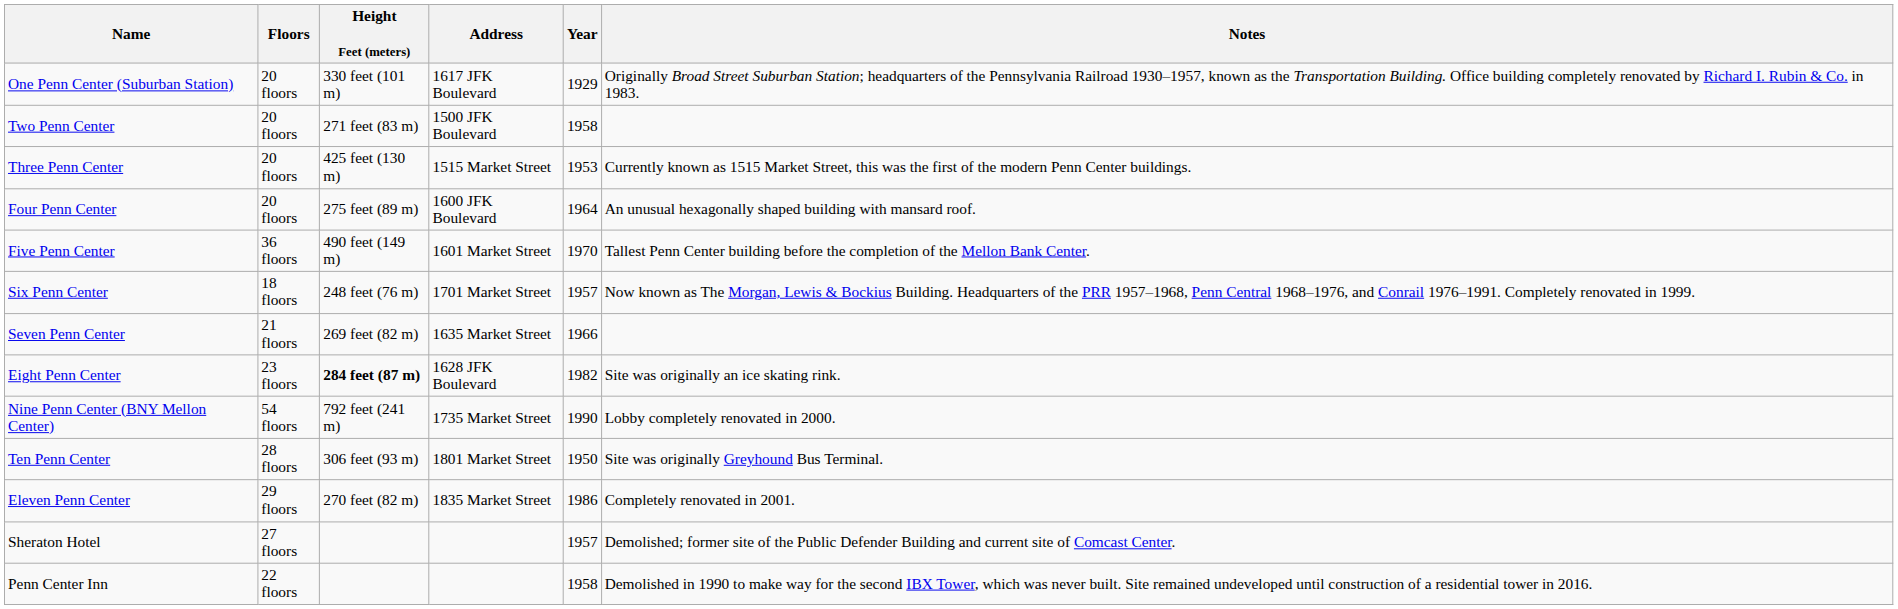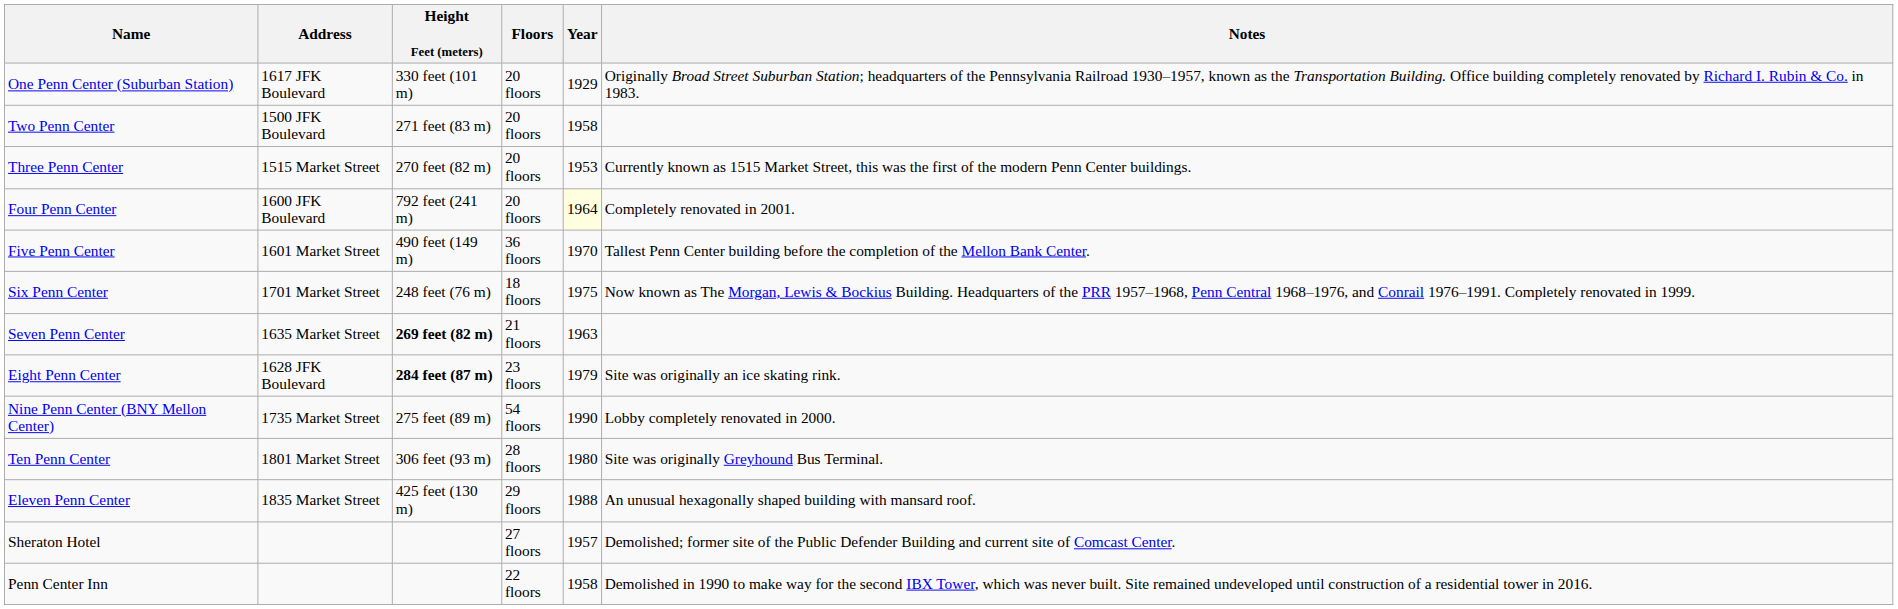columns swapped: (496, 33) <-> (289, 33)
(364, 167) 425 feet (130 m) -> (443, 167) 270 feet (82 m)
(371, 209) 275 feet (89 m) -> (437, 209) 792 feet (241 m)
(582, 209) no background -> (582, 209) lightyellow background
(790, 209) An unusual hexagonally shaped building with mansard roof. -> (700, 209) Completely renovated in 2001.
(582, 292) 1957 -> (582, 292) 1975
(371, 334) normal -> (444, 334) bold
(582, 334) 1966 -> (582, 334) 1963
(582, 375) 1982 -> (582, 375) 1979
(364, 417) 792 feet (241 m) -> (443, 417) 275 feet (89 m)
(582, 458) 1950 -> (582, 458) 1980
(371, 500) 270 feet (82 m) -> (437, 500) 425 feet (130 m)
(582, 500) 1986 -> (582, 500) 1988
(700, 500) Completely renovated in 2001. -> (790, 500) An unusual hexagonally shaped building with mansard roof.
